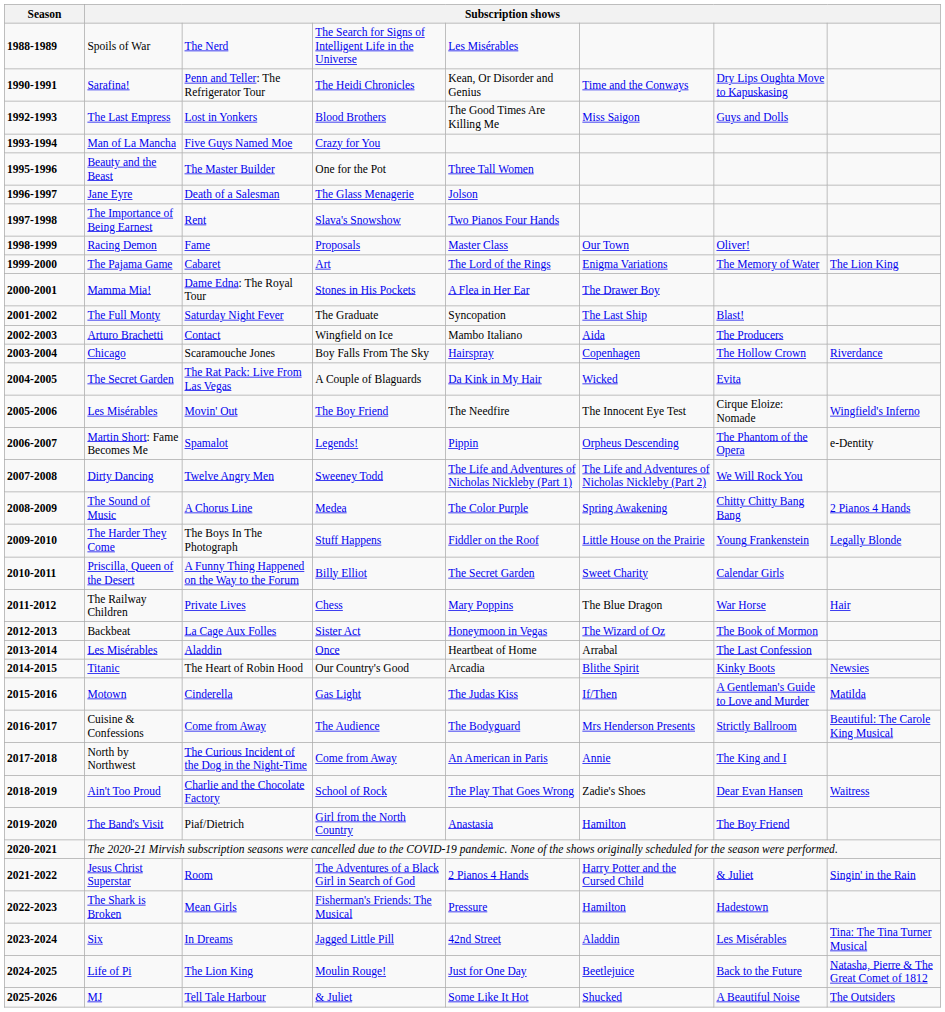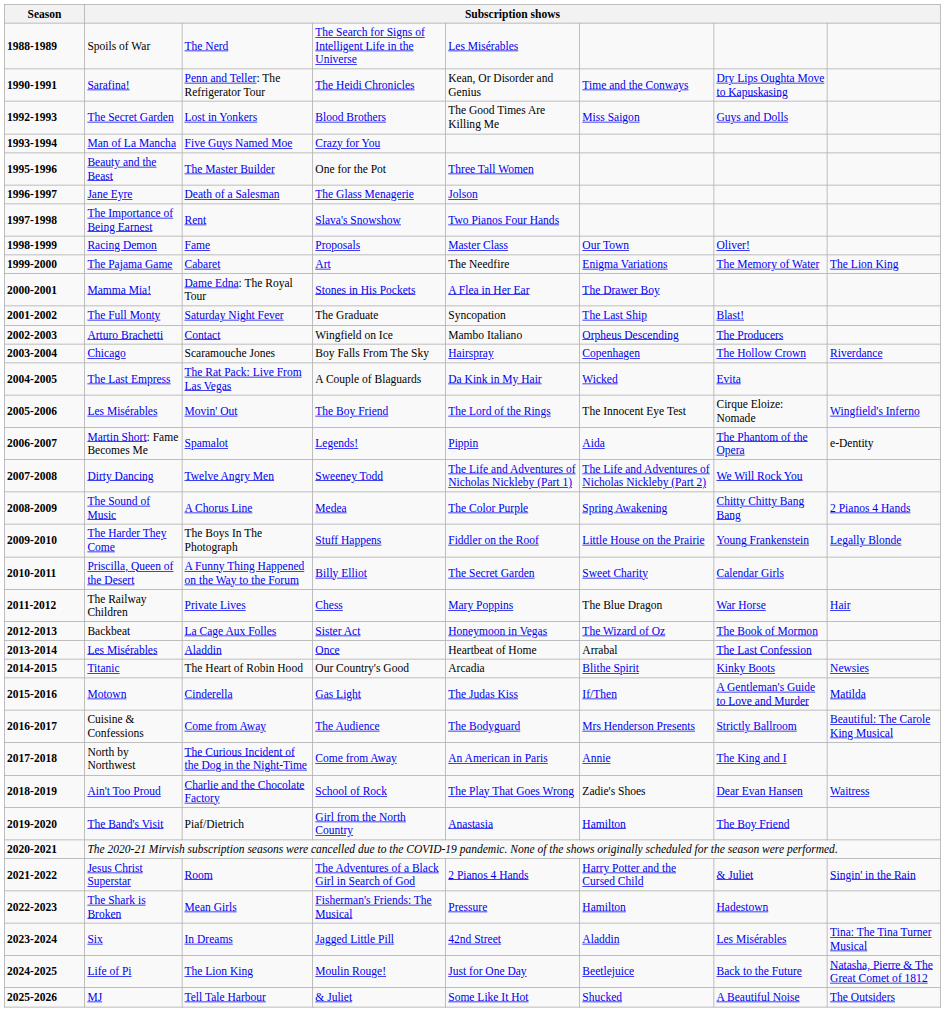(129, 118) The Last Empress -> (131, 118) The Secret Garden
(499, 264) The Lord of the Rings -> (479, 264) The Needfire
(594, 334) Aida -> (631, 334) Orpheus Descending
(131, 379) The Secret Garden -> (129, 379) The Last Empress
(479, 411) The Needfire -> (499, 411) The Lord of the Rings
(631, 444) Orpheus Descending -> (594, 444) Aida
